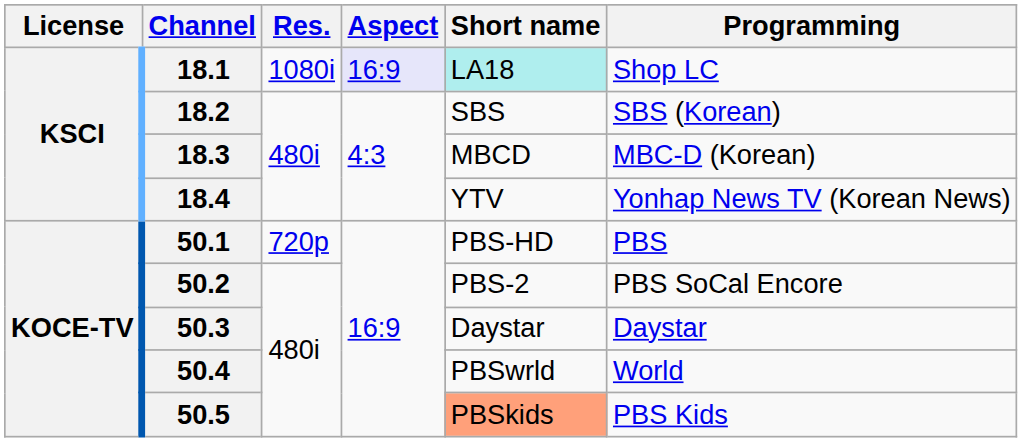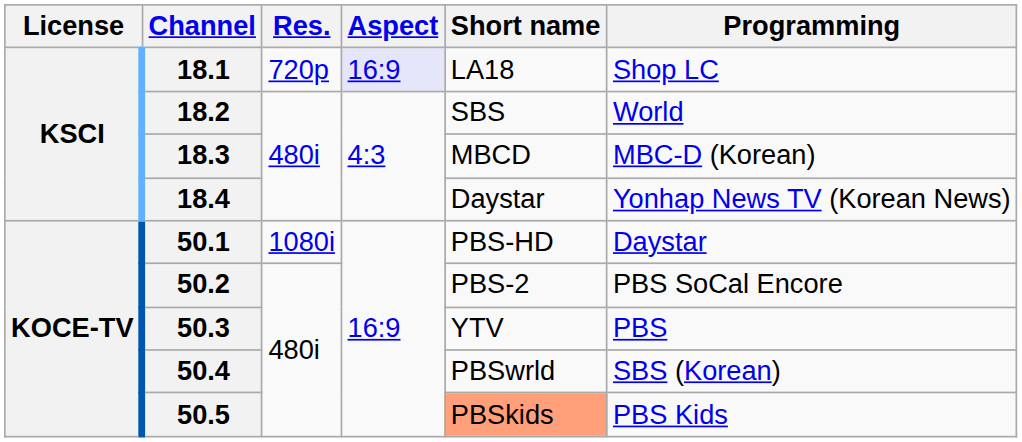(302, 69) 1080i -> (299, 69) 720p
(483, 69) paleturquoise background -> (483, 69) no background
(697, 112) SBS (Korean) -> (648, 112) World
(477, 198) YTV -> (498, 198) Daystar
(299, 241) 720p -> (302, 241) 1080i
(640, 241) PBS -> (660, 241) Daystar
(498, 328) Daystar -> (477, 328) YTV
(660, 328) Daystar -> (640, 328) PBS
(648, 371) World -> (697, 371) SBS (Korean)
